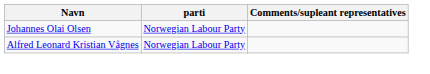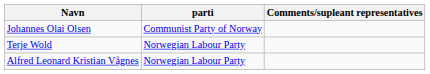(194, 28) Norwegian Labour Party -> (203, 28) Communist Party of Norway
+ row: (29, 45)
